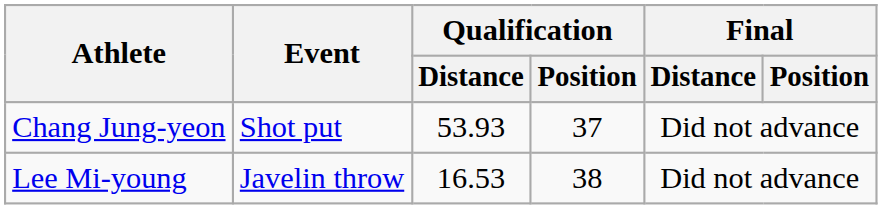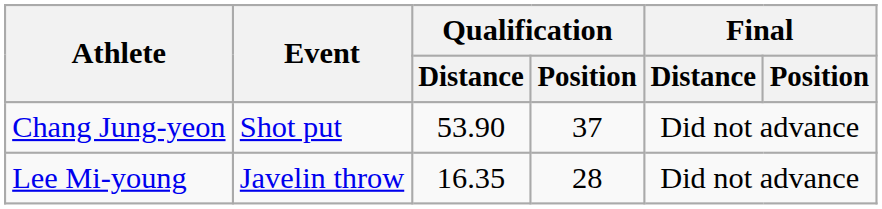(471, 127) 53.93 -> (471, 127) 53.90
(471, 177) 16.53 -> (471, 177) 16.35
(587, 177) 38 -> (587, 177) 28
